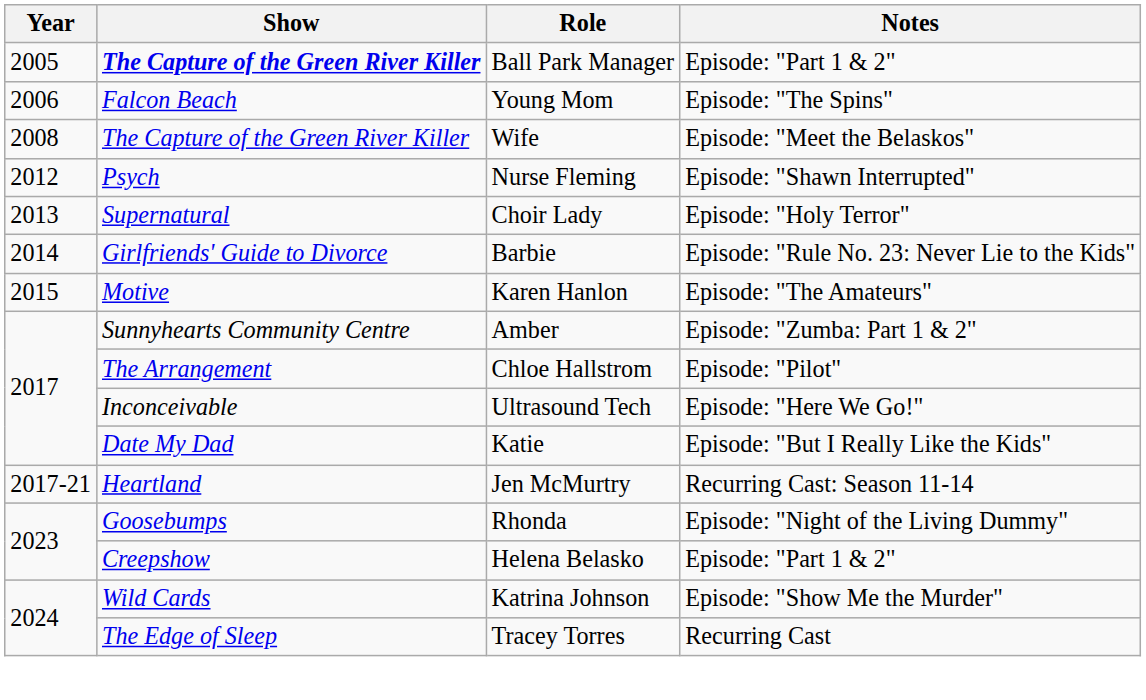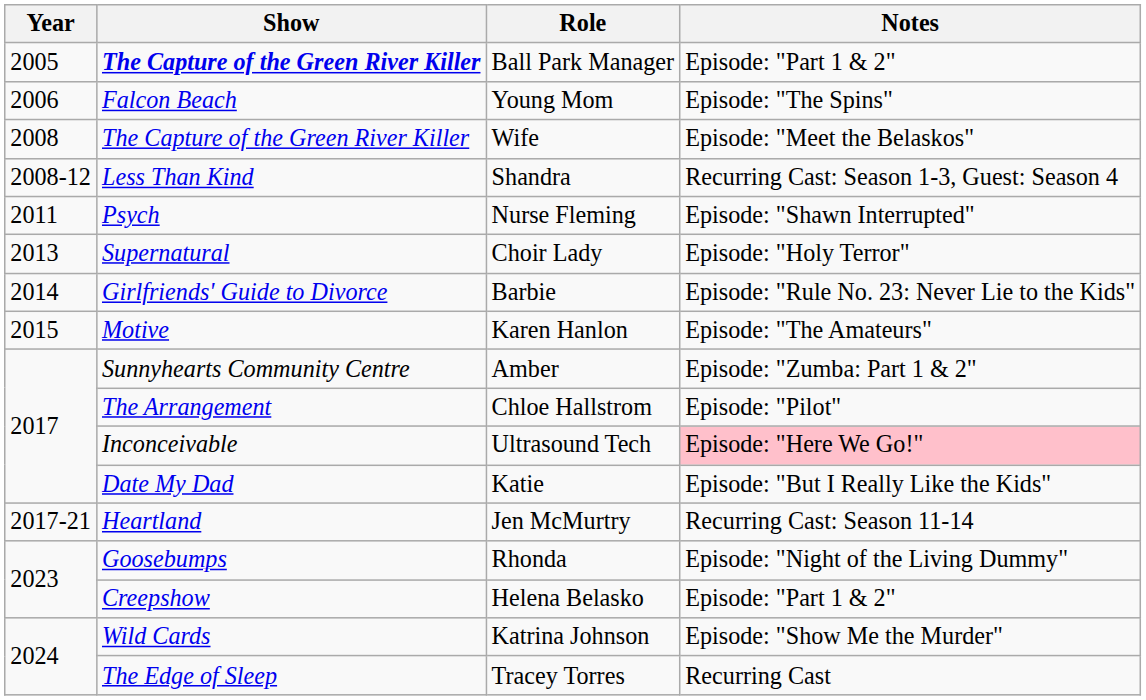+ row: (531, 176)
(34, 176) 2012 -> (34, 215) 2011
(804, 406) no background -> (804, 445) pink background
